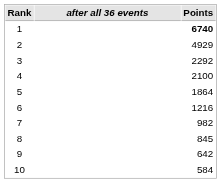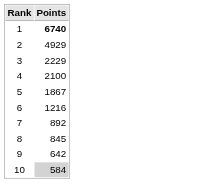- column: (107, 13)
(202, 60) 2292 -> (55, 60) 2229
(202, 92) 1864 -> (55, 92) 1867
(205, 123) 982 -> (58, 123) 892
(205, 170) no background -> (58, 170) lightgrey background
